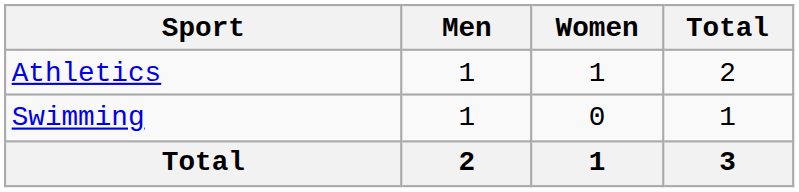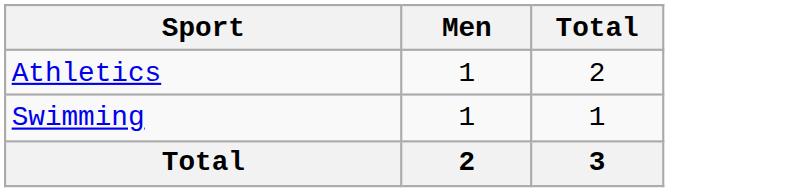- column: (597, 28)
